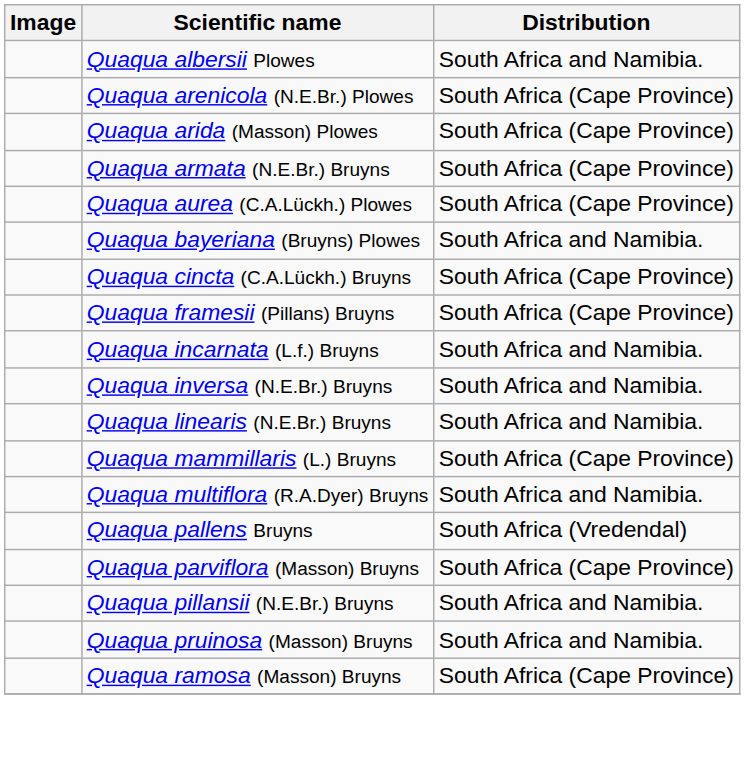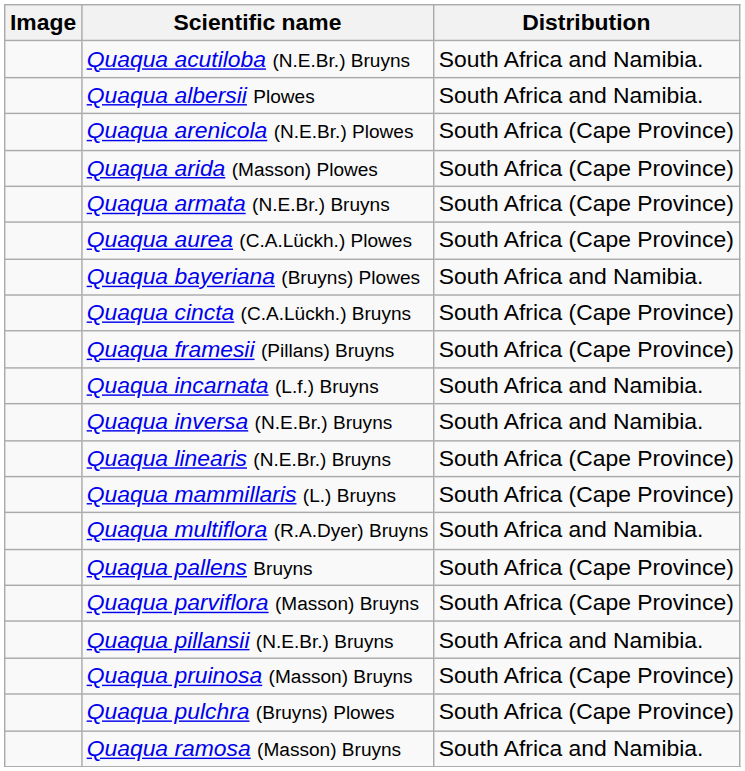+ row: (248, 58)
(571, 421) South Africa and Namibia. -> (586, 458) South Africa (Cape Province)
(563, 530) South Africa (Vredendal) -> (586, 566) South Africa (Cape Province)
(571, 639) South Africa and Namibia. -> (586, 675) South Africa (Cape Province)
+ row: (241, 712)
(586, 675) South Africa (Cape Province) -> (571, 748) South Africa and Namibia.
